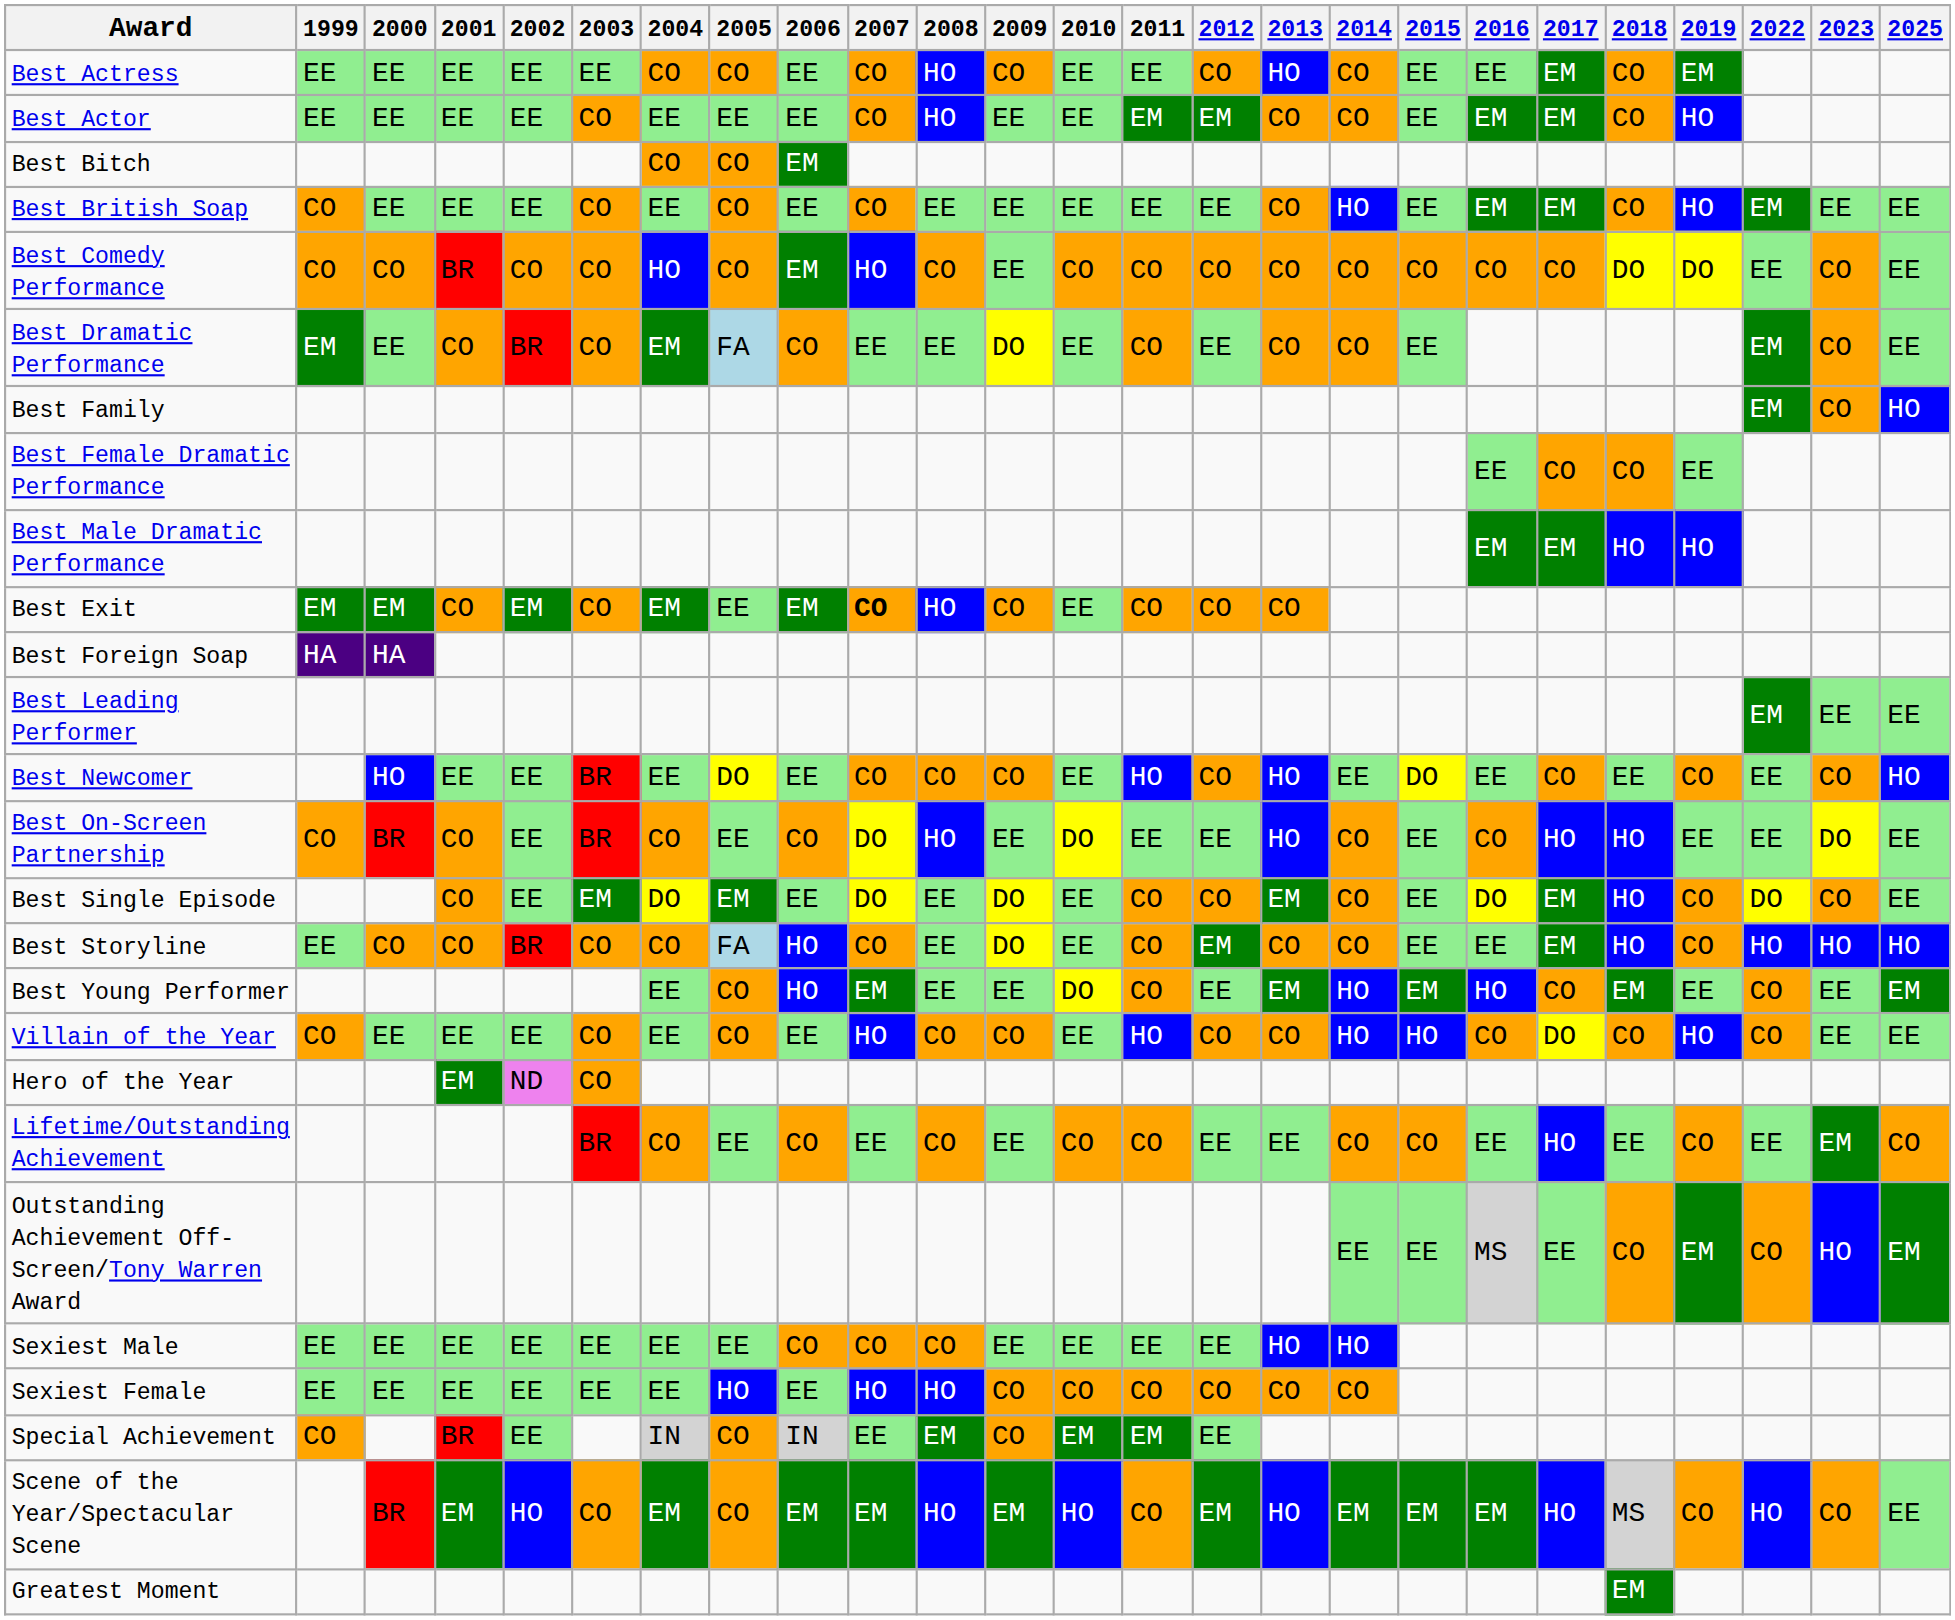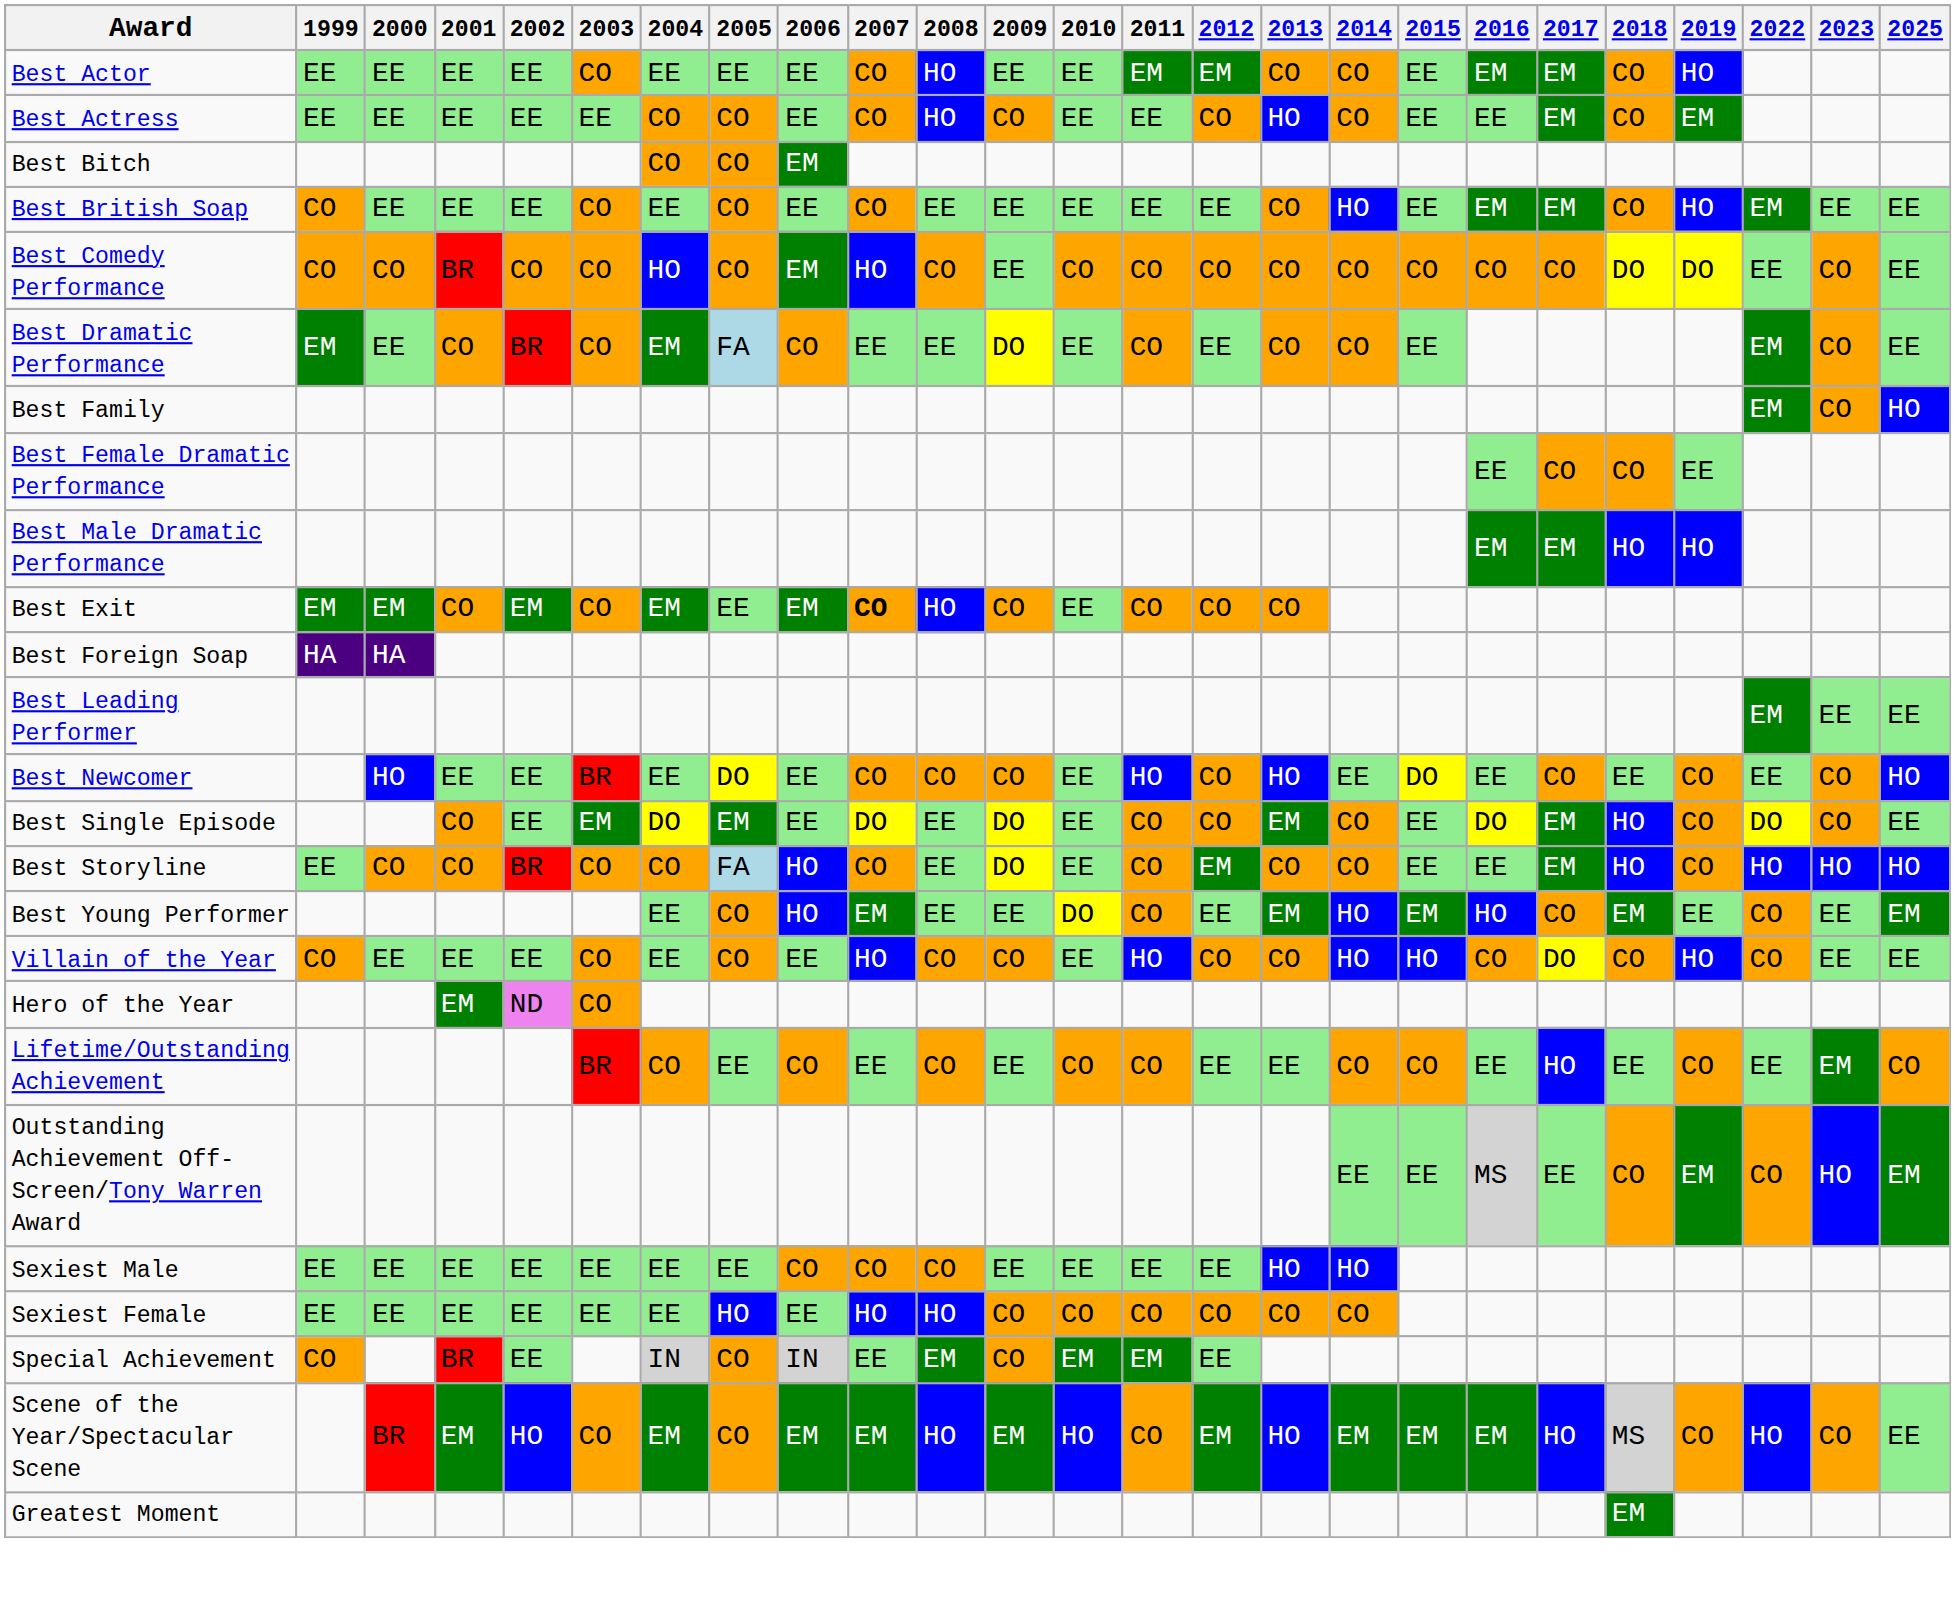rows swapped: (81, 119) <-> (95, 74)
- row: (109, 840)
